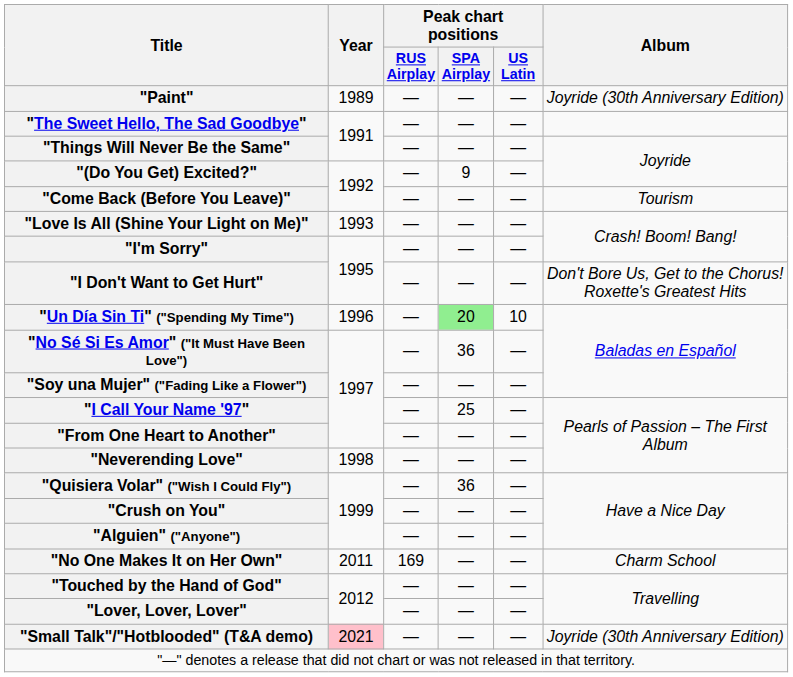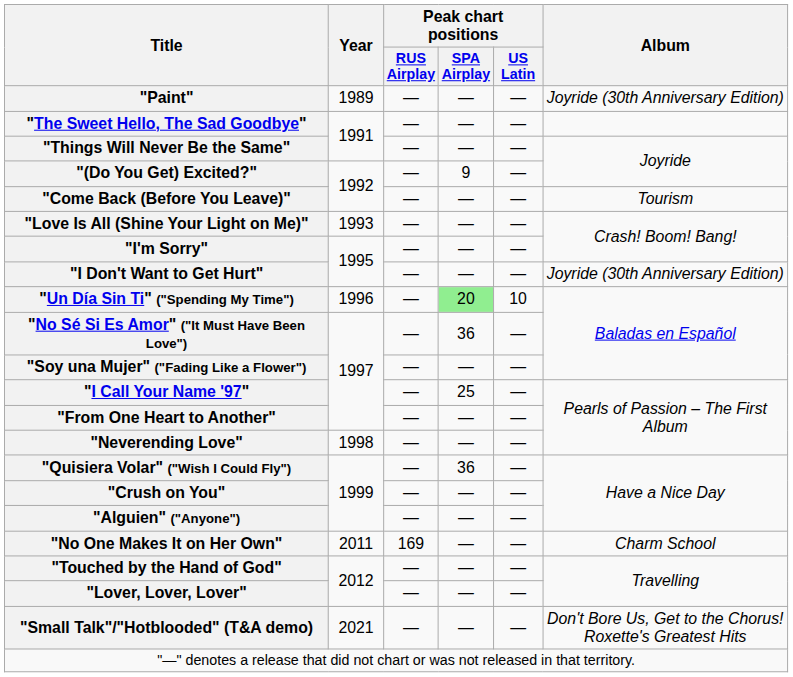(665, 283) Don't Bore Us, Get to the Chorus! Roxette's Greatest Hits -> (665, 274) Joyride (30th Anniversary Edition)
(356, 636) pink background -> (356, 627) no background
(665, 636) Joyride (30th Anniversary Edition) -> (665, 627) Don't Bore Us, Get to the Chorus! Roxette's Greatest Hits
